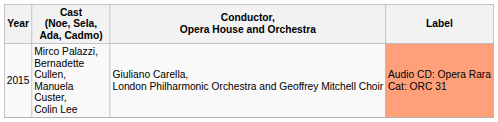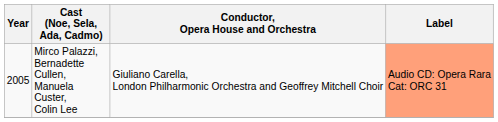(18, 80) 2015 -> (18, 80) 2005
